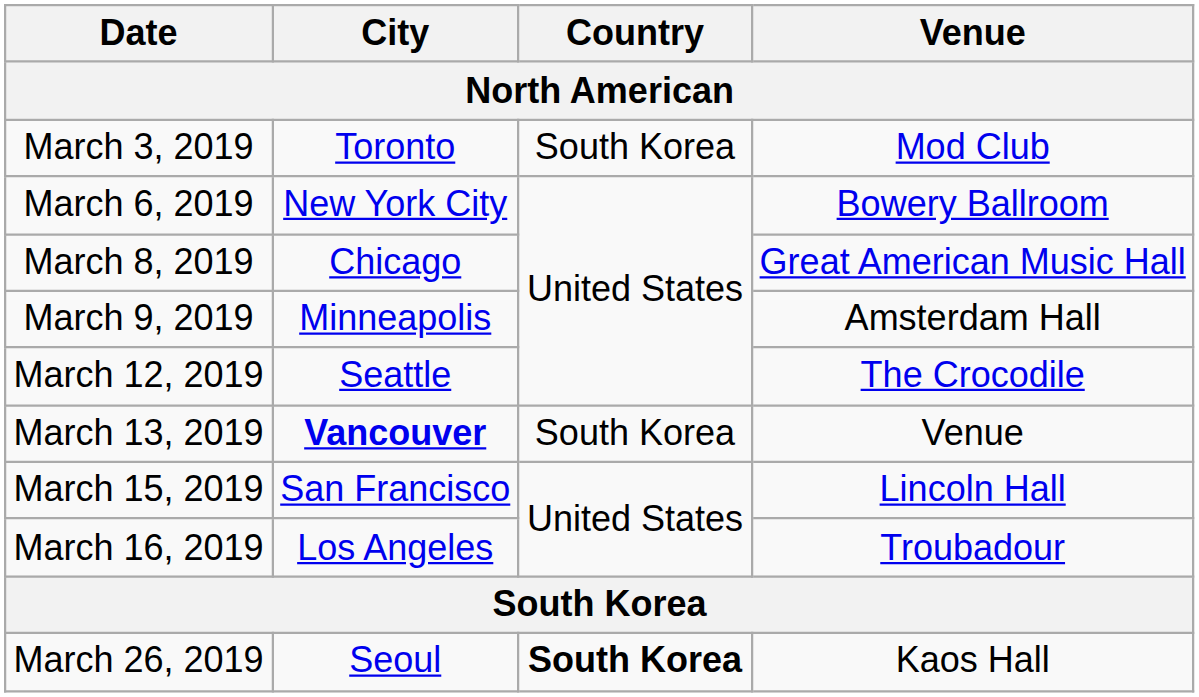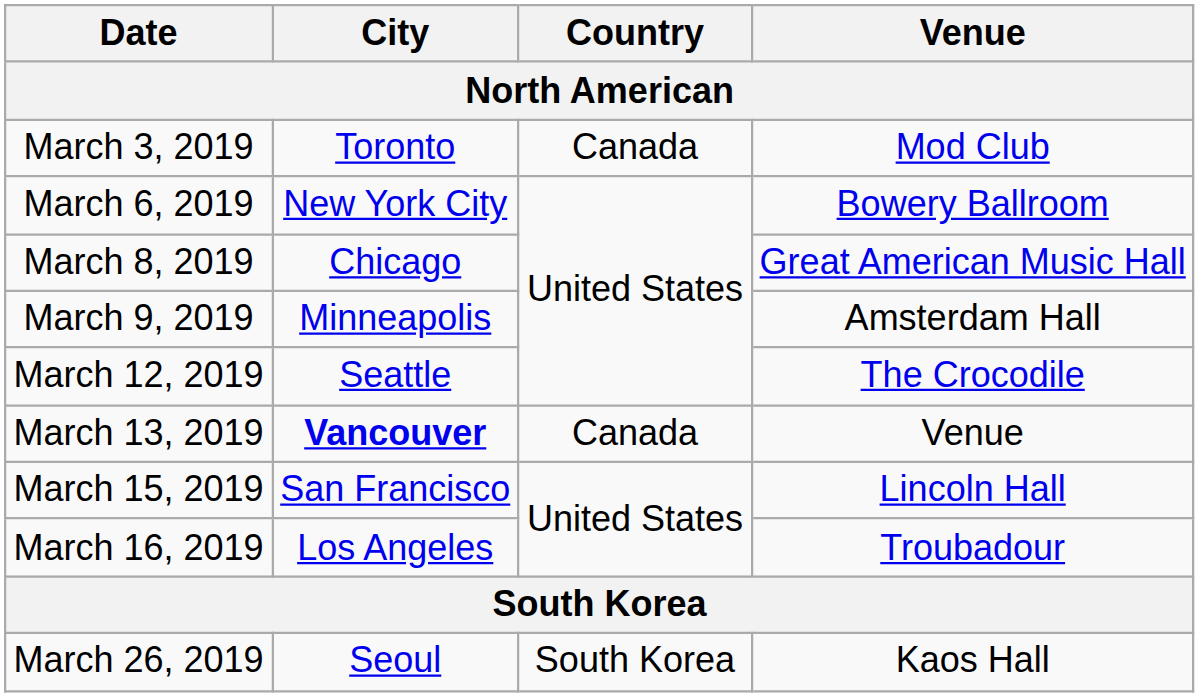(635, 147) South Korea -> (635, 147) Canada
(635, 432) South Korea -> (635, 432) Canada
(635, 661) bold -> (635, 661) normal
